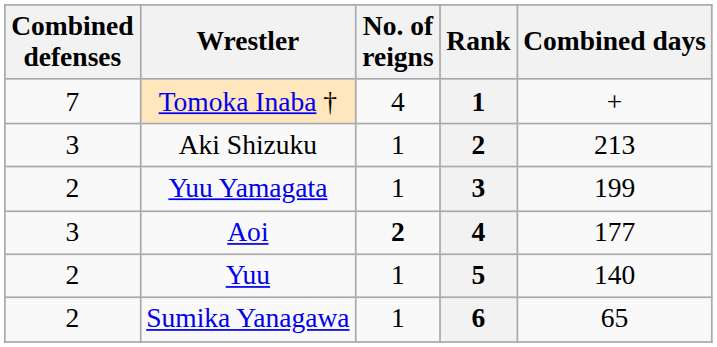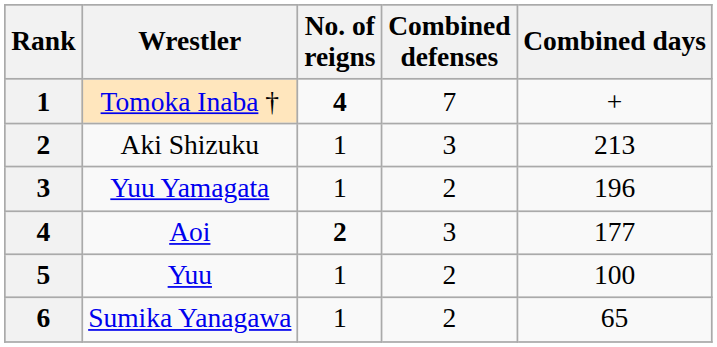columns swapped: (478, 41) <-> (72, 41)
(398, 100) normal -> (340, 100) bold
(615, 188) 199 -> (615, 188) 196
(615, 275) 140 -> (615, 275) 100
